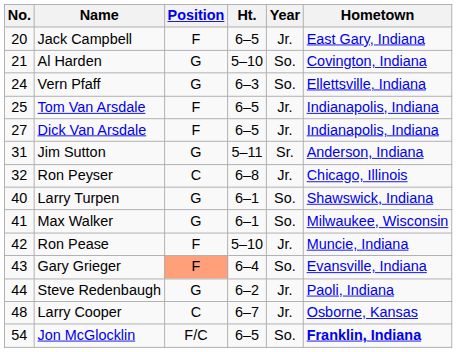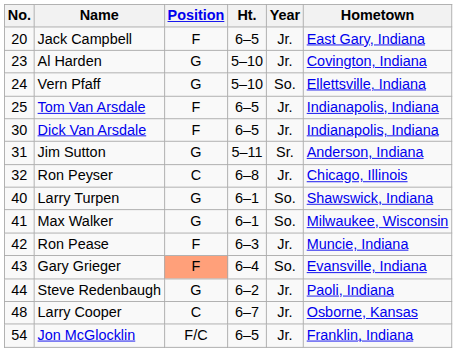(19, 61) 21 -> (19, 61) 23
(285, 61) So. -> (285, 61) Jr.
(247, 84) 6–3 -> (247, 84) 5–10
(19, 130) 27 -> (19, 130) 30
(247, 244) 5–10 -> (247, 244) 6–3
(285, 335) So. -> (285, 335) Jr.
(364, 335) bold -> (360, 335) normal
